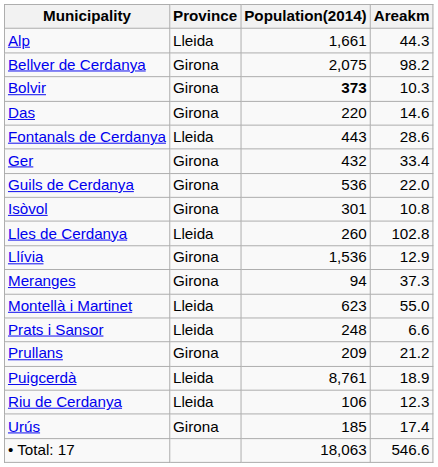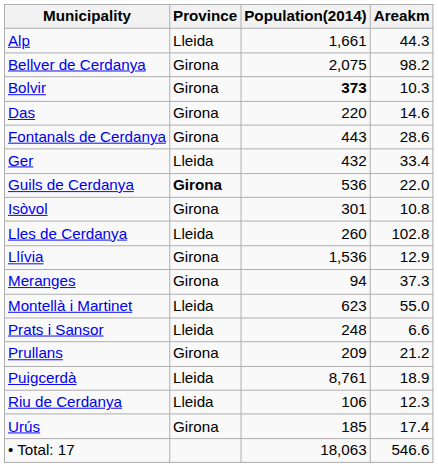(193, 137) Lleida -> (196, 137) Girona
(196, 161) Girona -> (193, 161) Lleida
(196, 185) normal -> (197, 185) bold
